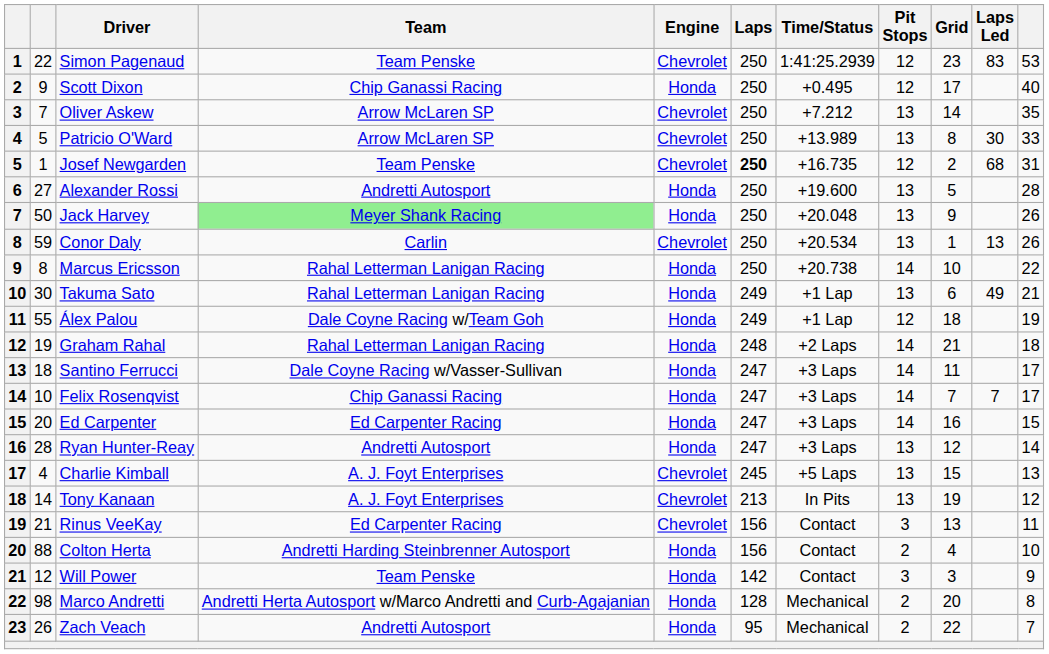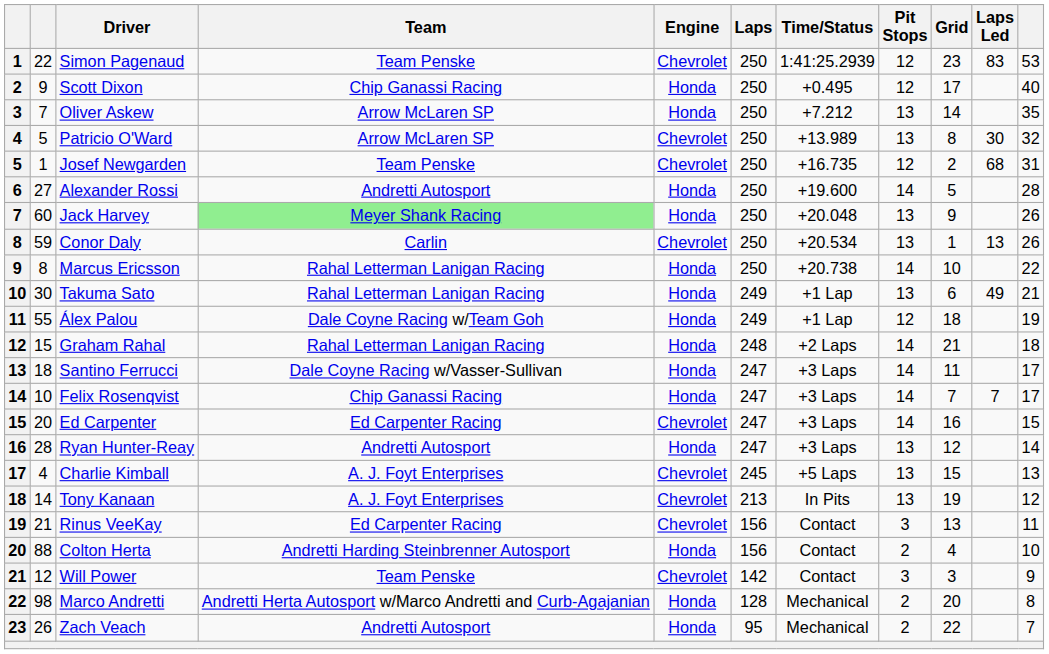(692, 113) Chevrolet -> (692, 113) Honda
(1031, 139) 33 -> (1031, 139) 32
(753, 165) bold -> (753, 165) normal
(905, 190) 13 -> (905, 190) 14
(43, 216) 50 -> (43, 216) 60
(43, 345) 19 -> (43, 345) 15
(692, 422) Honda -> (692, 422) Chevrolet
(692, 576) Honda -> (692, 576) Chevrolet
